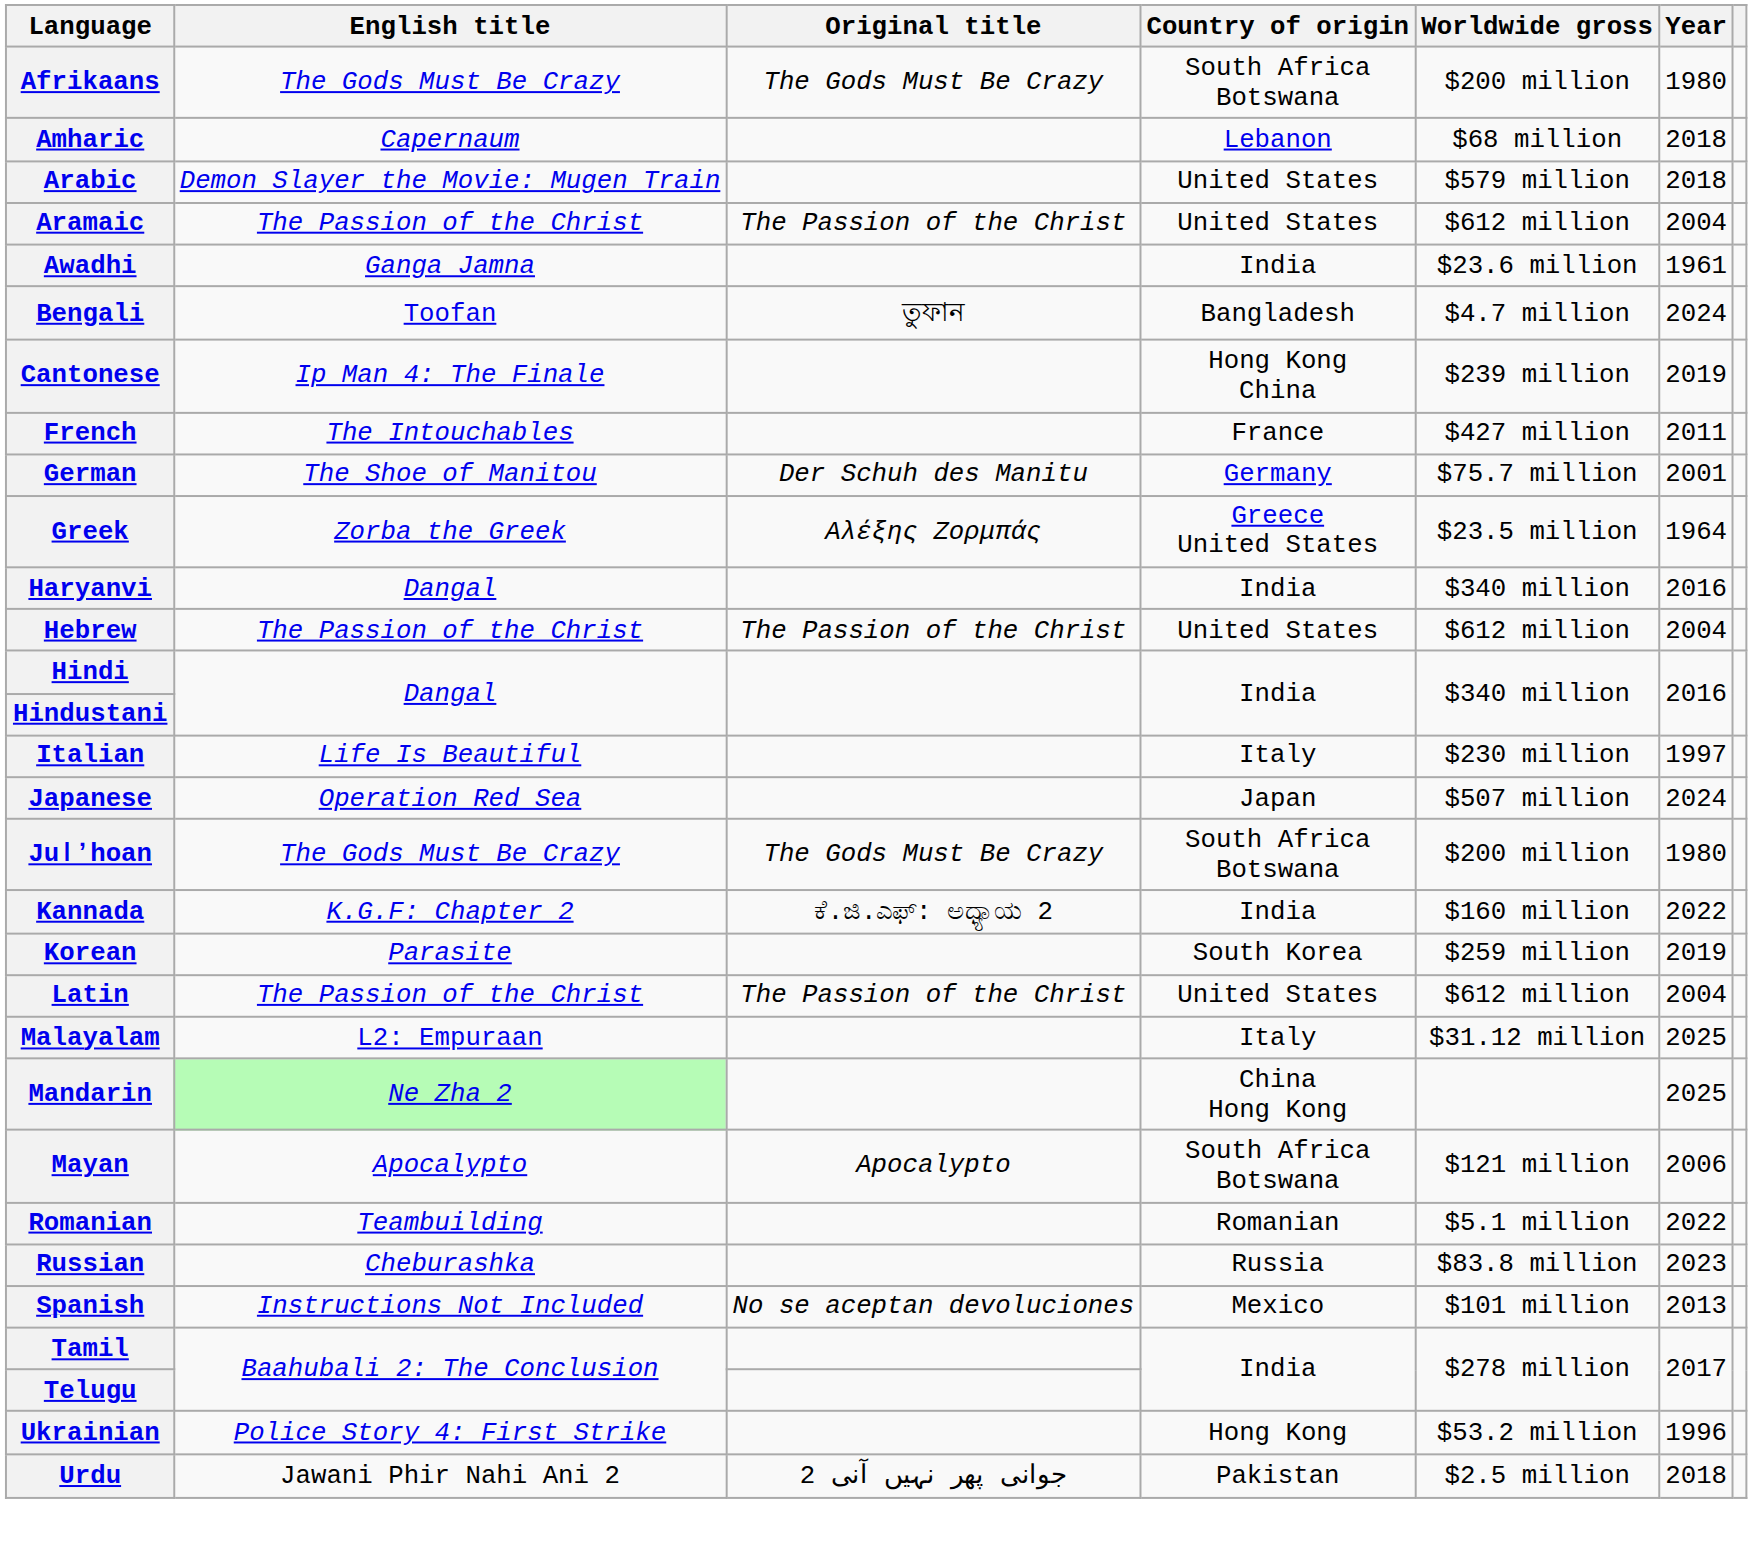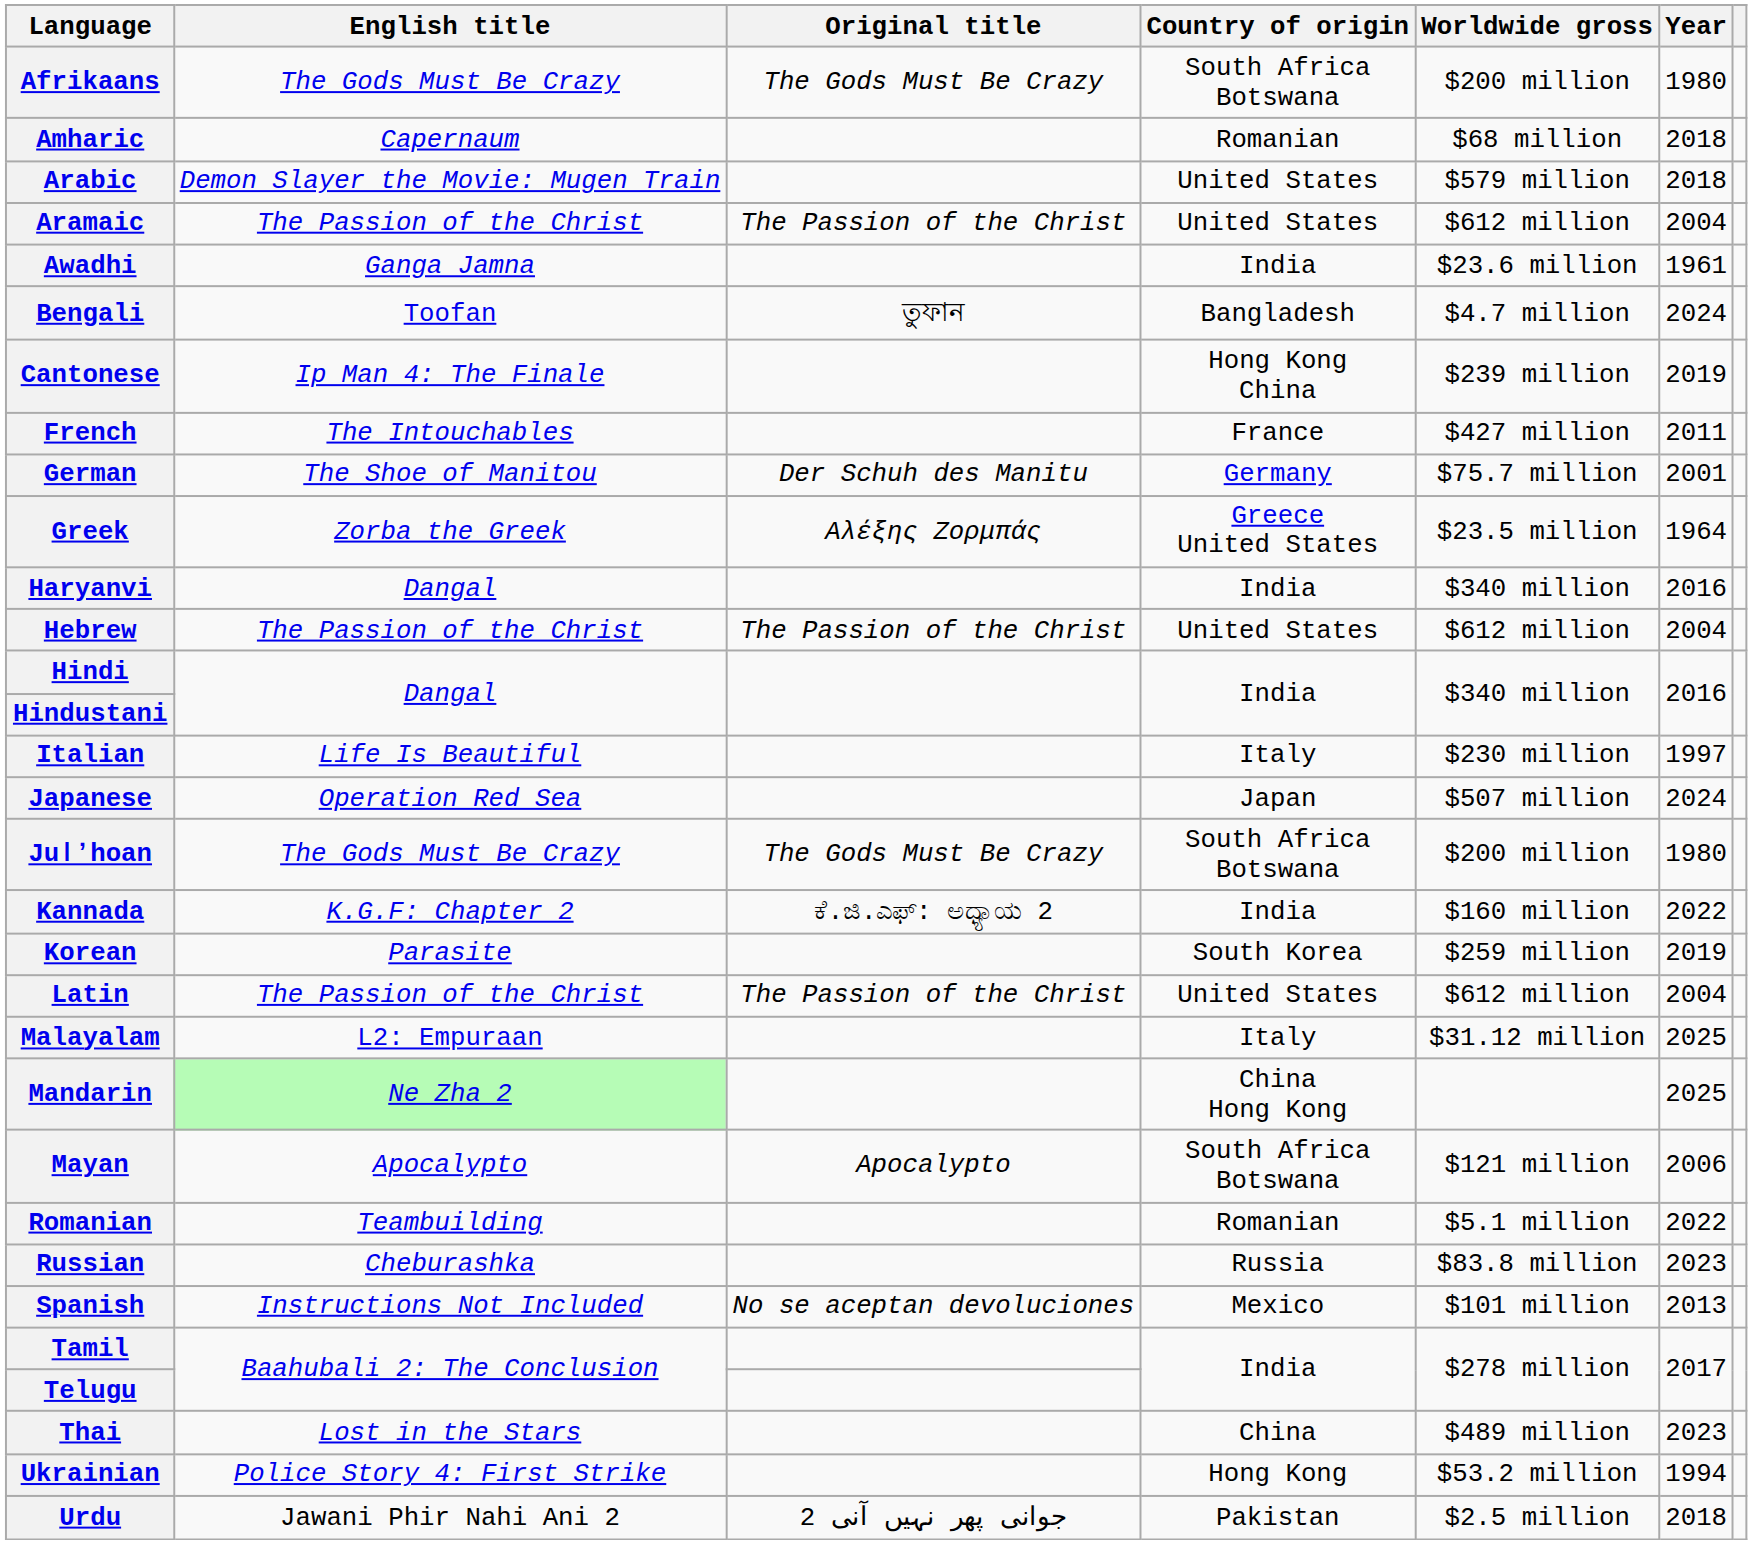(1278, 140) Lebanon -> (1278, 140) Romanian
+ row: (90, 1433)
(1696, 1433) 1996 -> (1696, 1475) 1994
